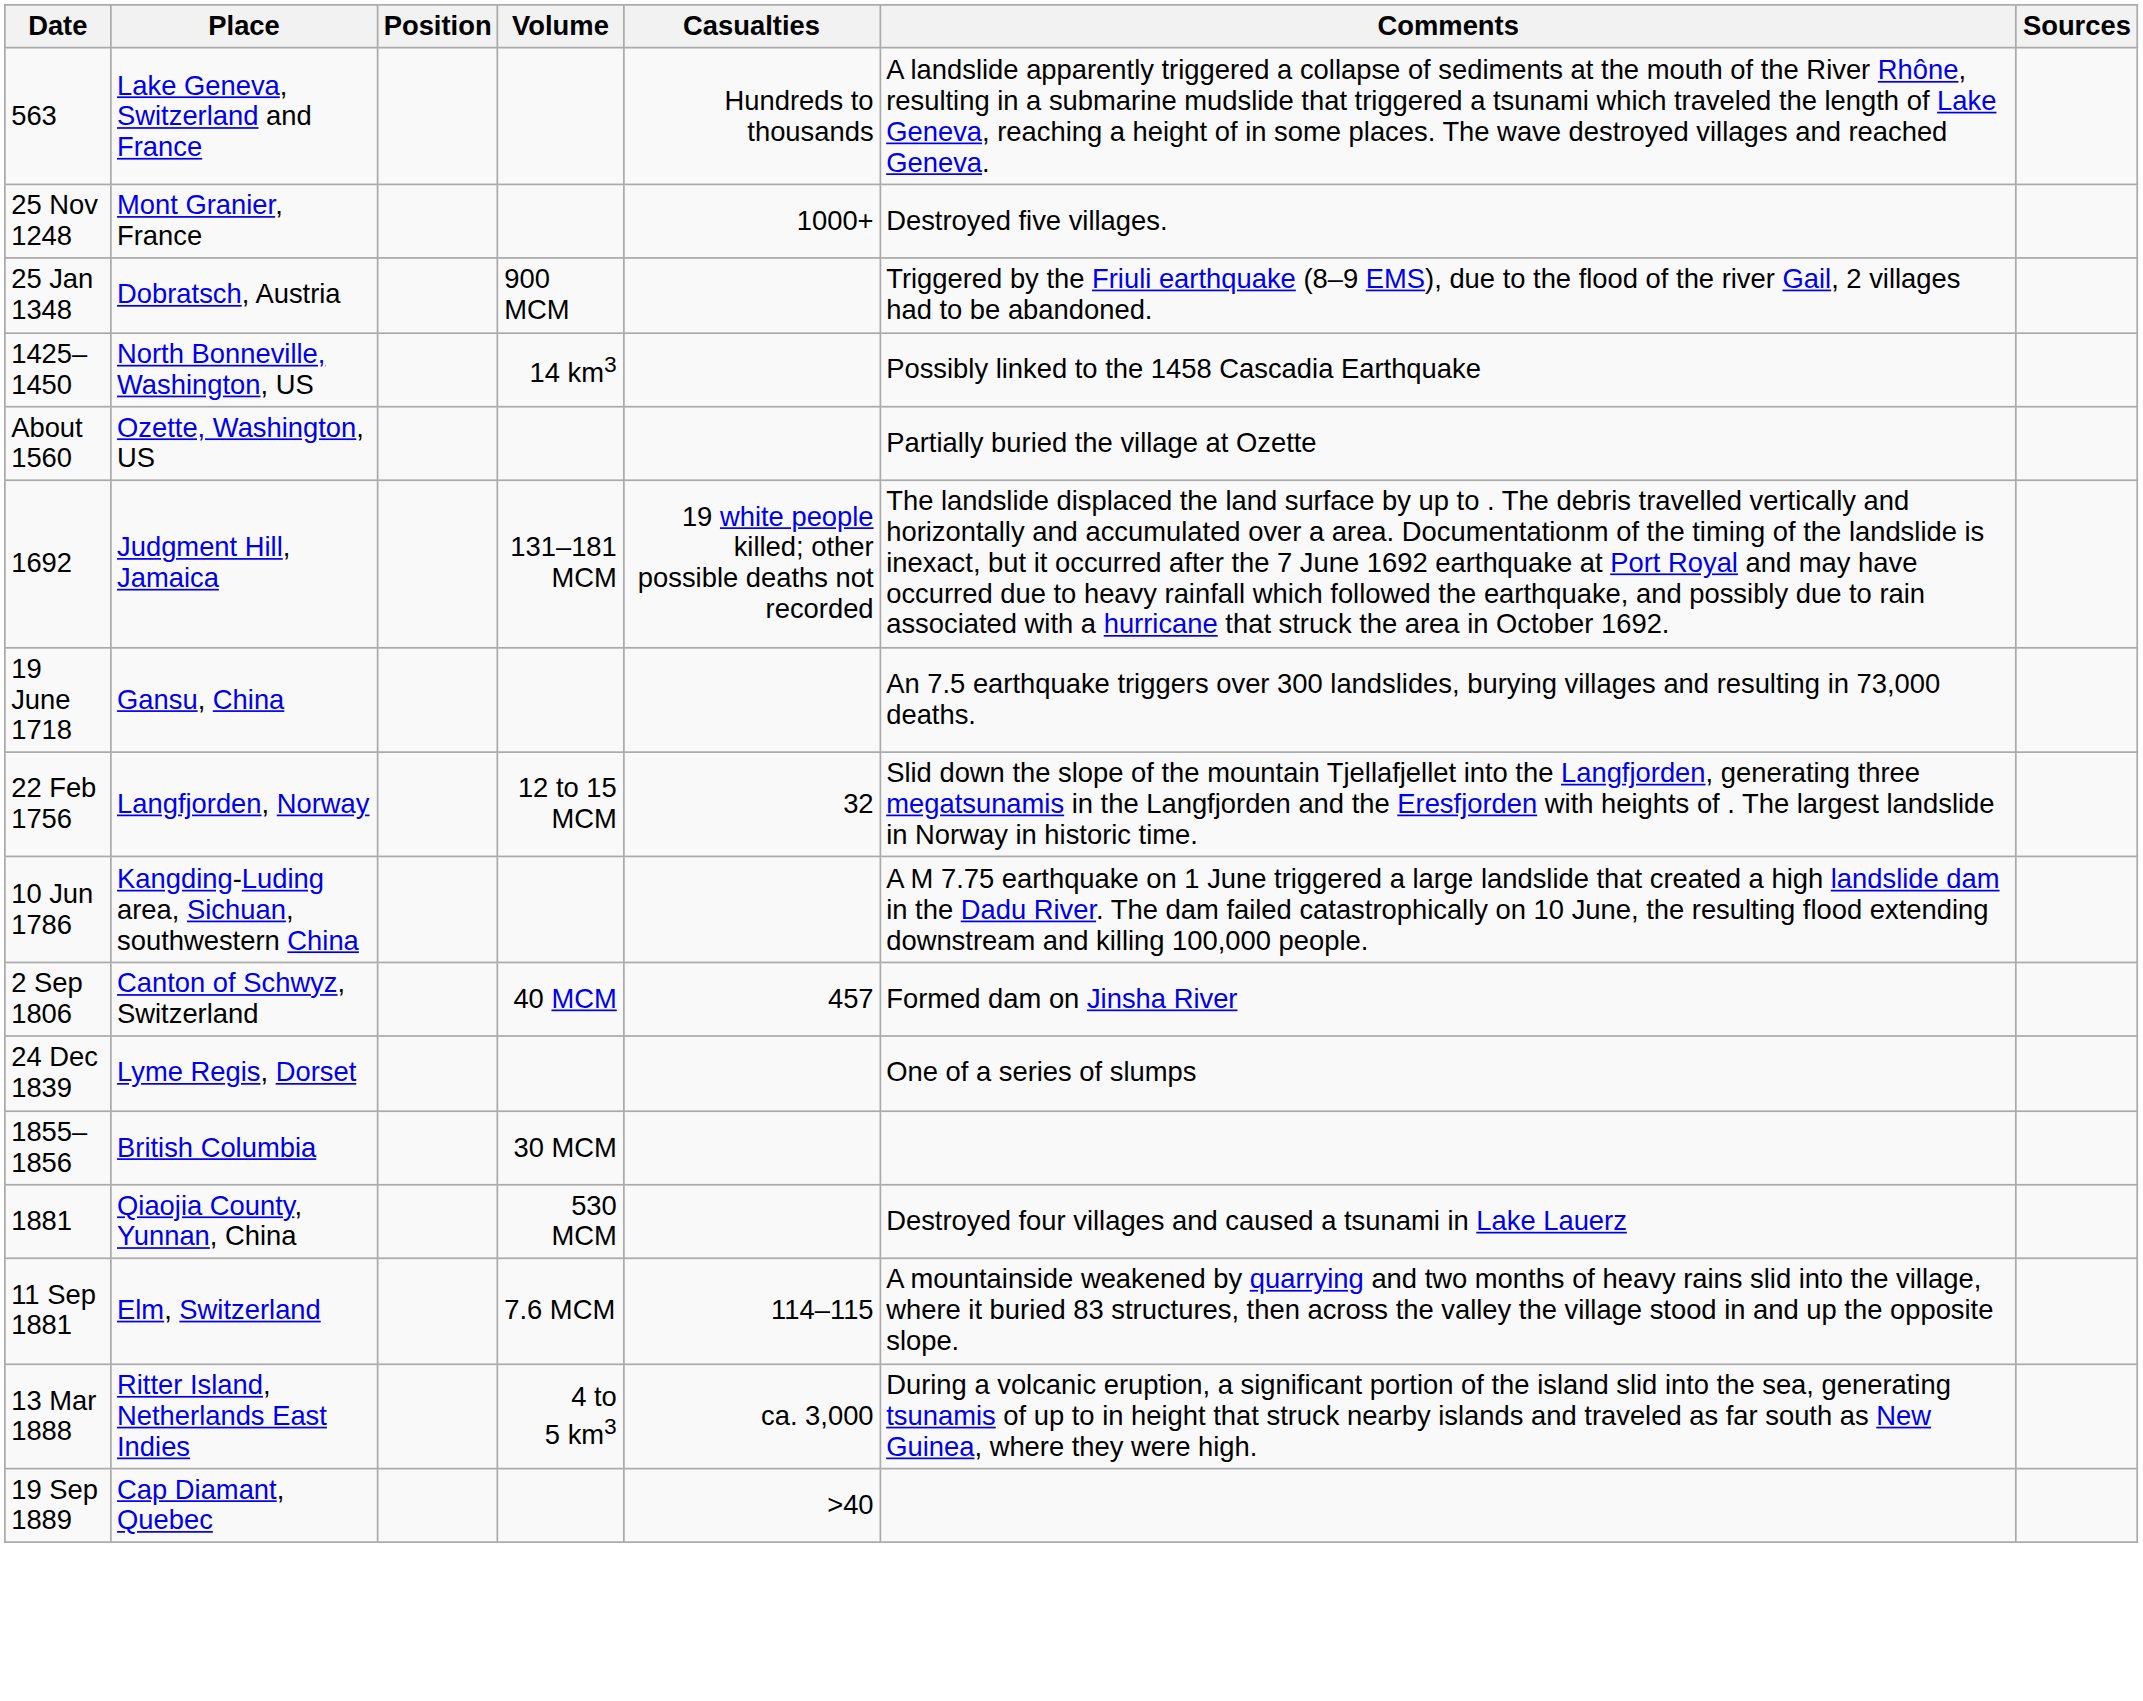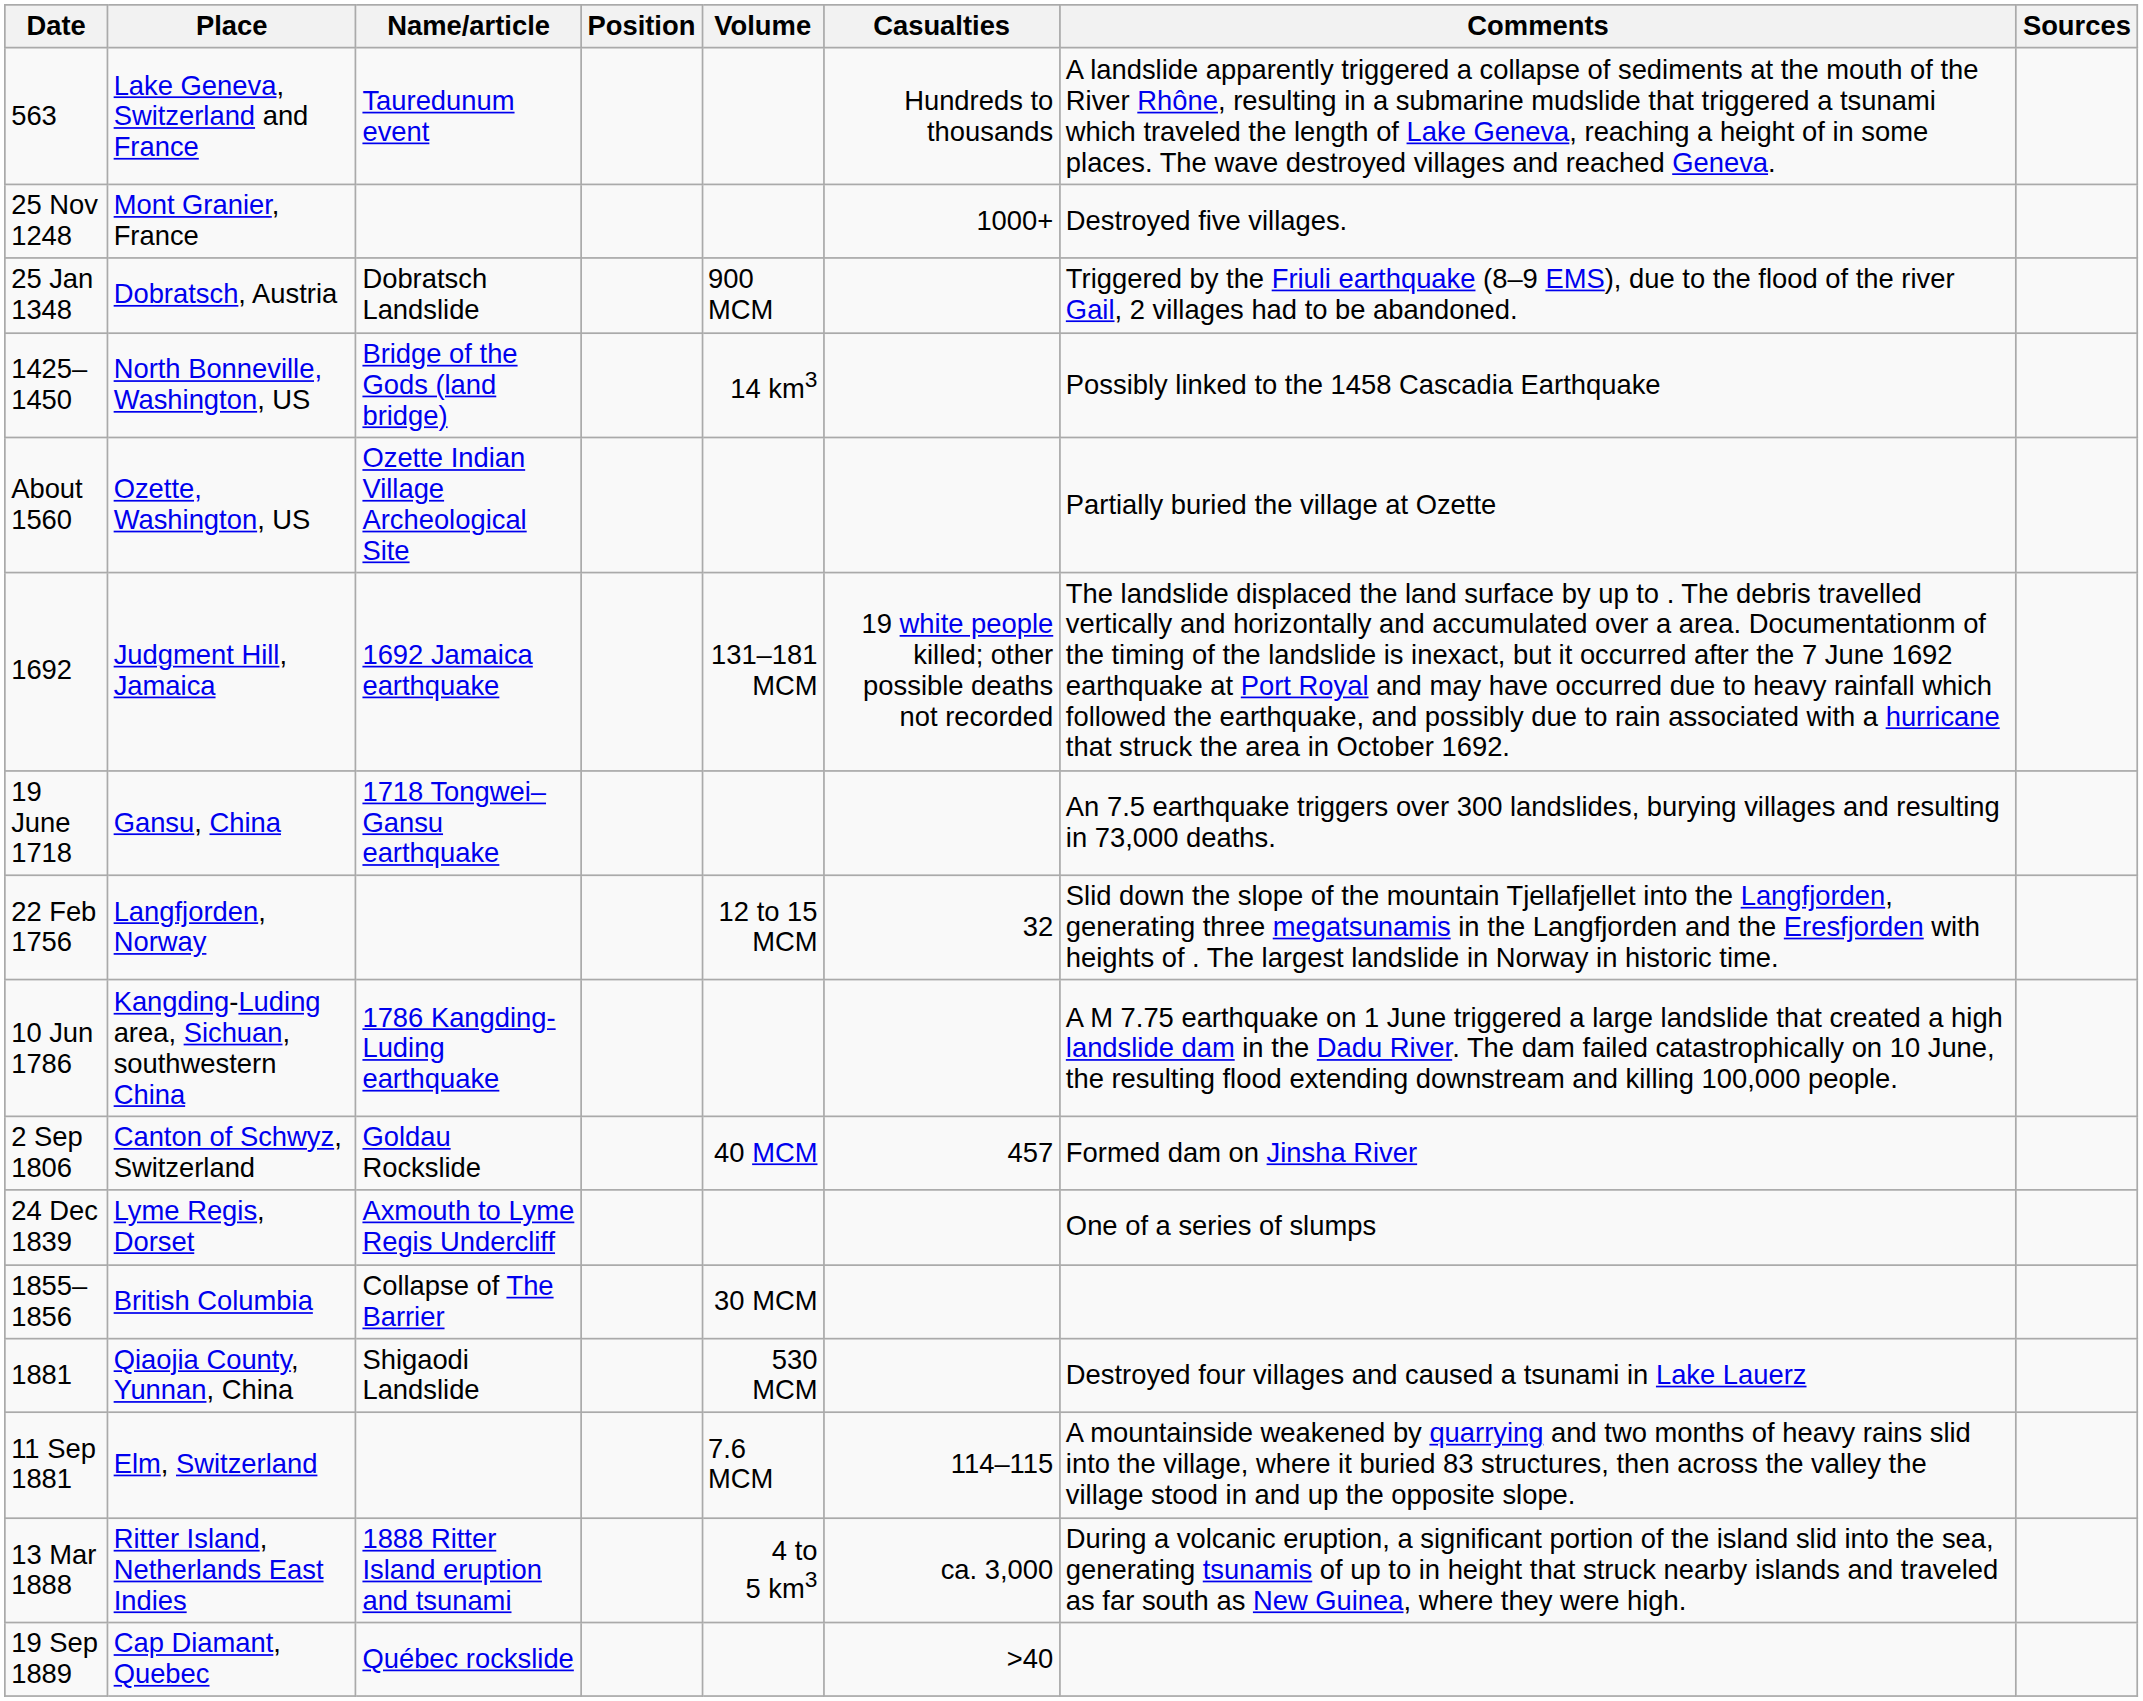+ column: (469, 26)
